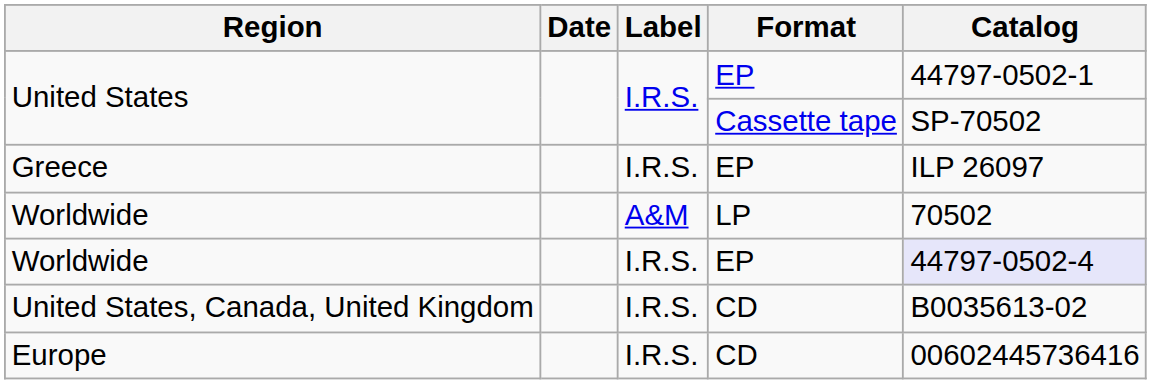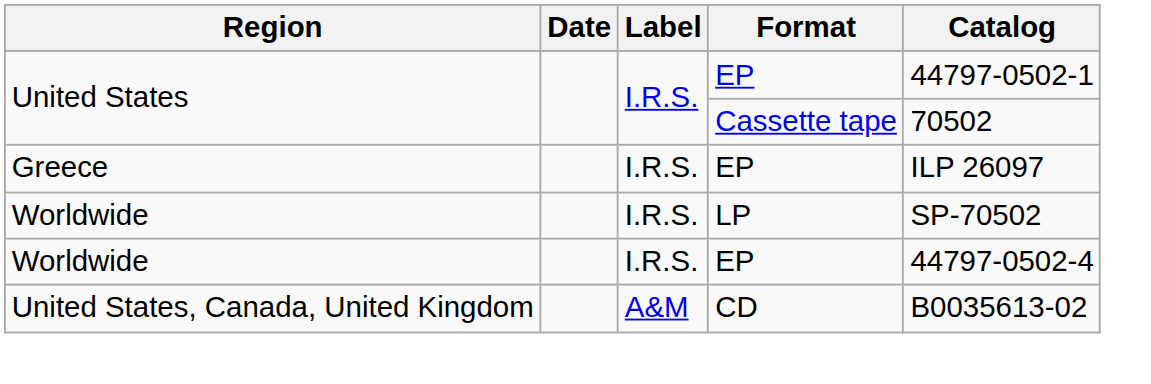(976, 121) SP-70502 -> (951, 121) 70502
(657, 214) A&M -> (662, 214) I.R.S.
(951, 214) 70502 -> (976, 214) SP-70502
(1002, 261) lavender background -> (1002, 261) no background
(662, 307) I.R.S. -> (657, 307) A&M
- row: (59, 354)
